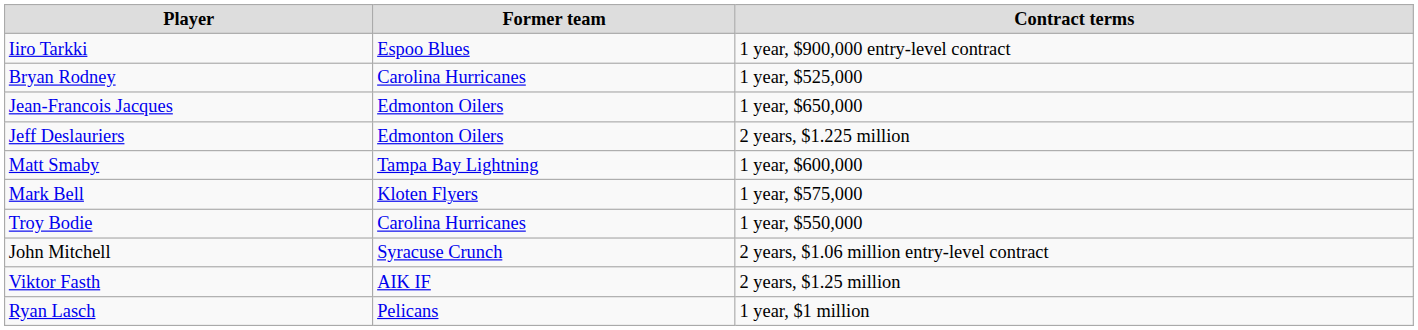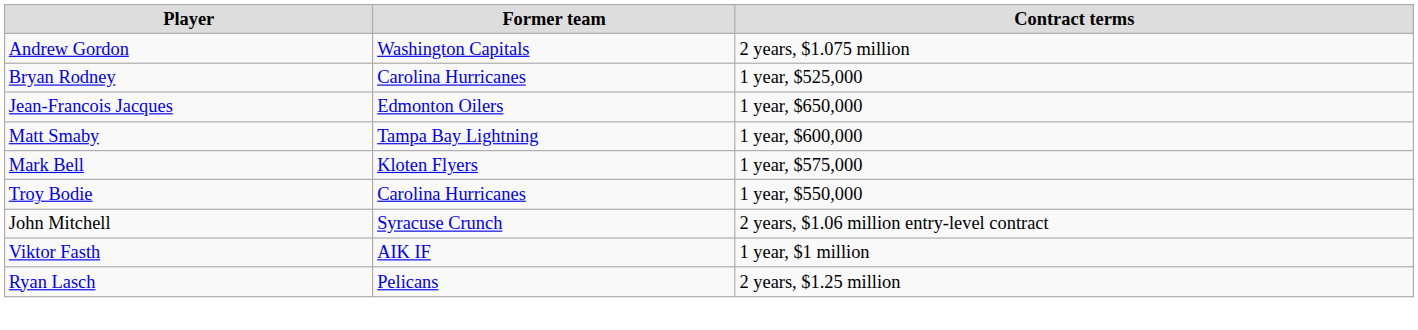- row: (48, 48)
+ row: (69, 48)
- row: (67, 135)
(820, 281) 2 years, $1.25 million -> (805, 252) 1 year, $1 million
(805, 310) 1 year, $1 million -> (820, 281) 2 years, $1.25 million
